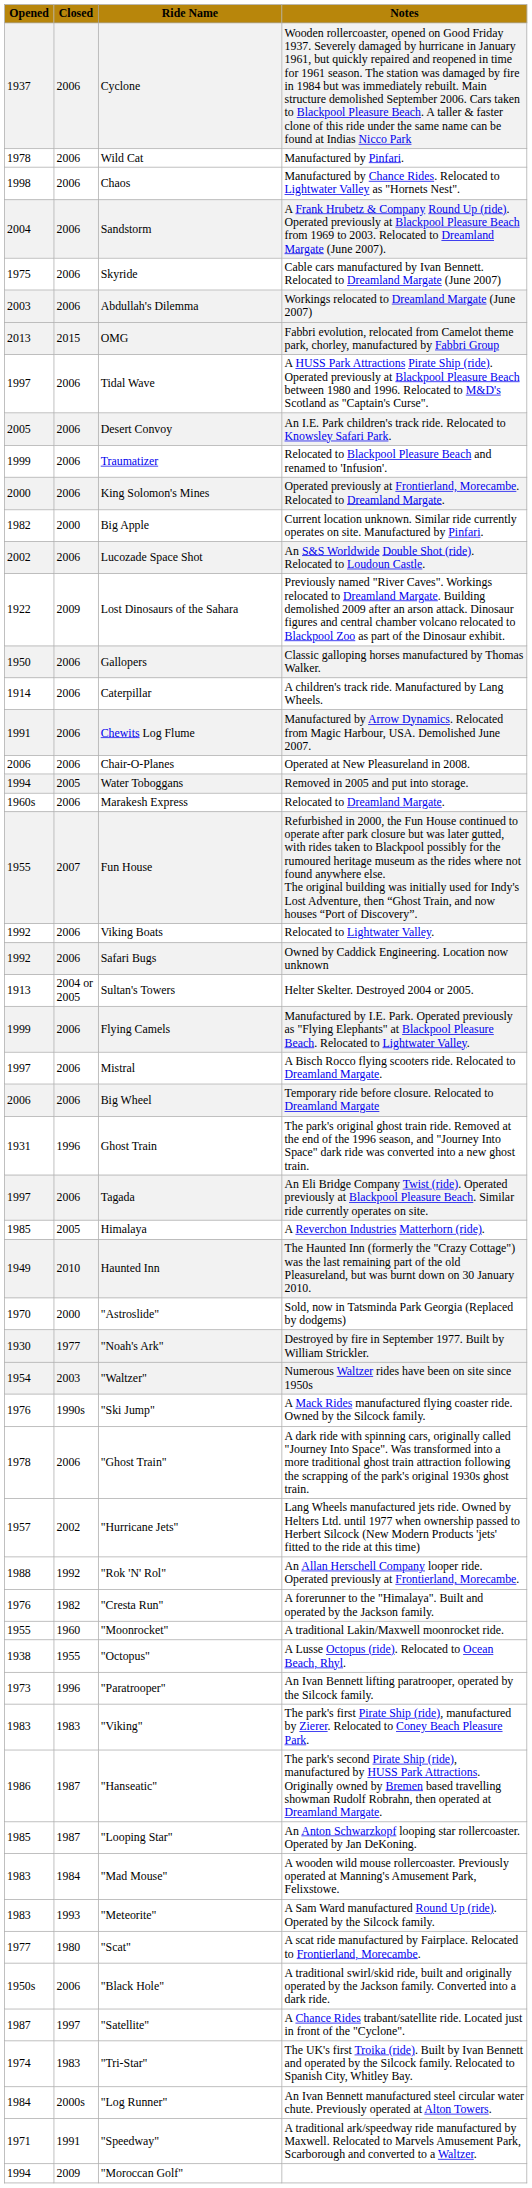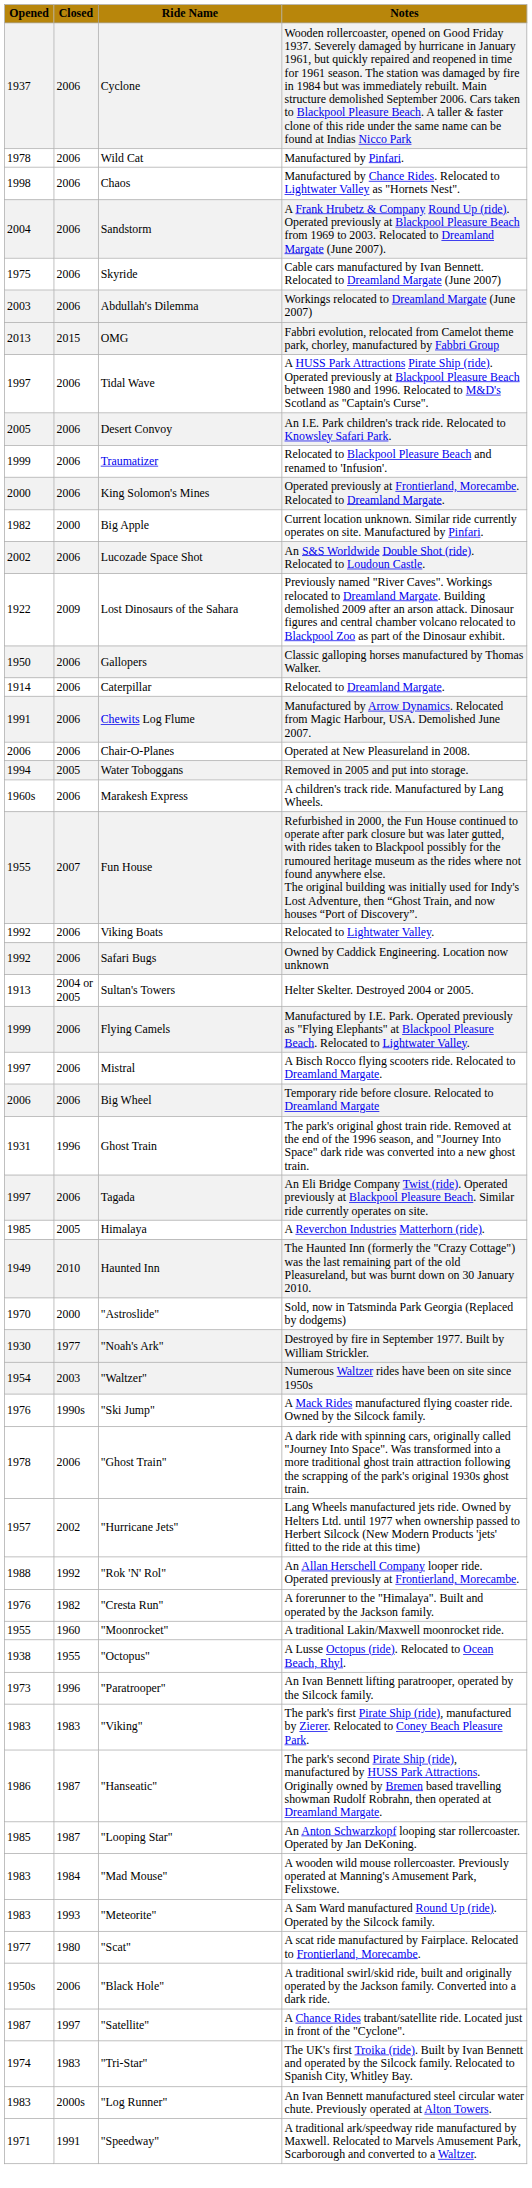(394, 693) A children's track ride. Manufactured by Lang Wheels. -> (365, 687) Relocated to Dreamland Margate.
(365, 802) Relocated to Dreamland Margate. -> (394, 795) A children's track ride. Manufactured by Lang Wheels.
(19, 2102) 1984 -> (19, 2102) 1983
- row: (142, 2173)
